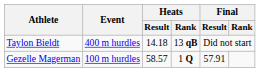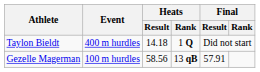(186, 43) 13 qB -> (186, 43) 1 Q
(157, 59) 58.57 -> (157, 59) 58.56
(186, 59) 1 Q -> (186, 59) 13 qB
